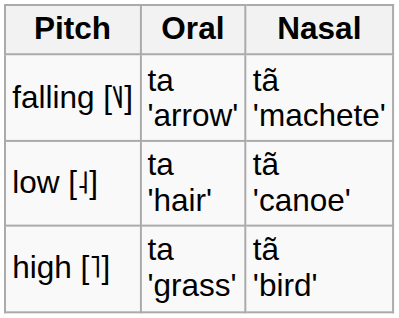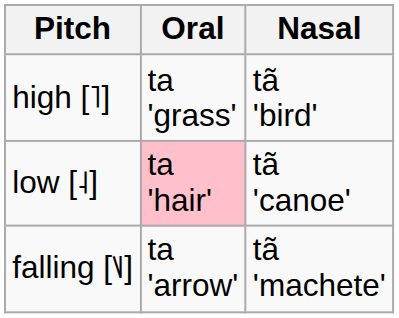rows swapped: (61, 268) <-> (73, 97)
(180, 182) no background -> (180, 182) pink background
